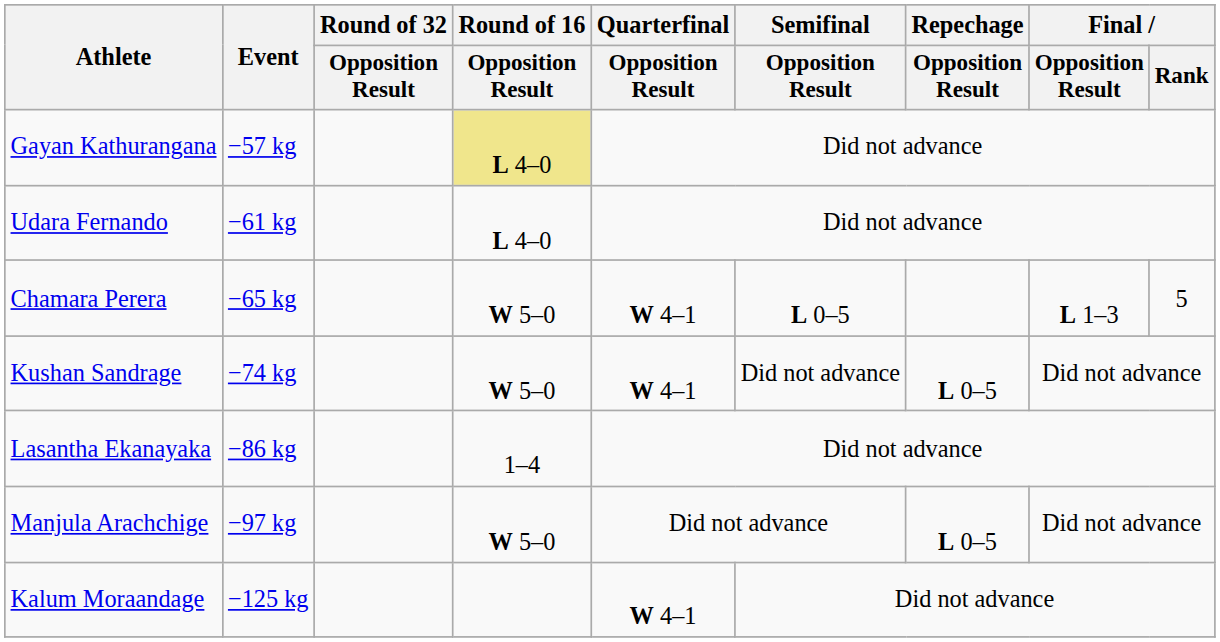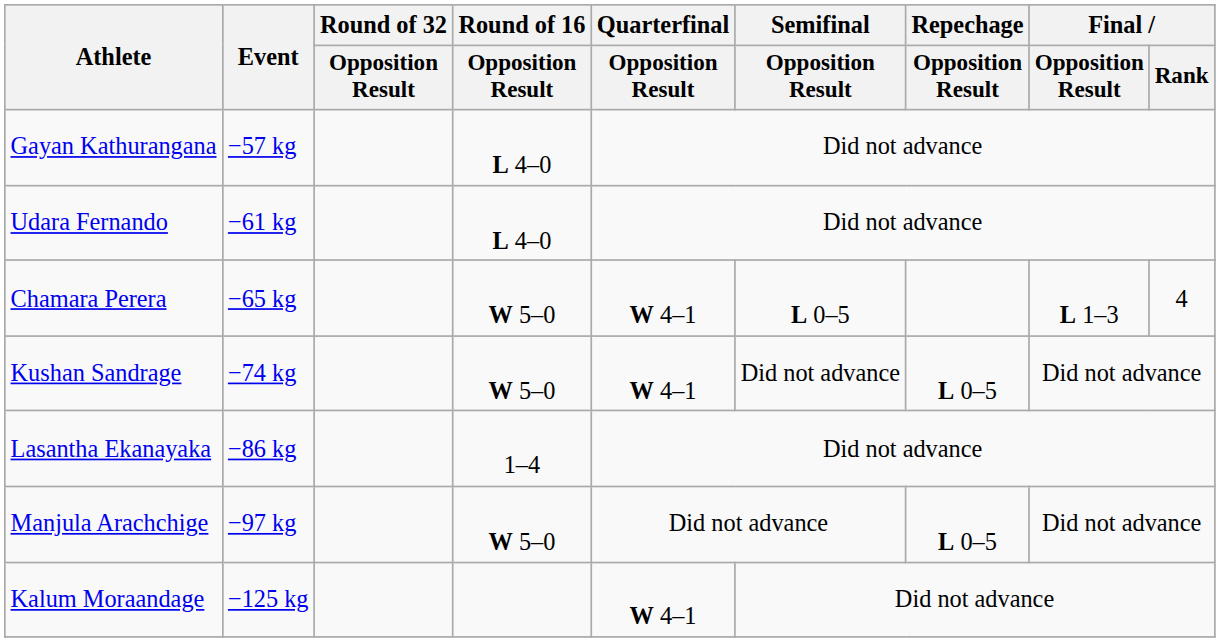(522, 165) khaki background -> (522, 165) no background
(1182, 298) 5 -> (1182, 298) 4
